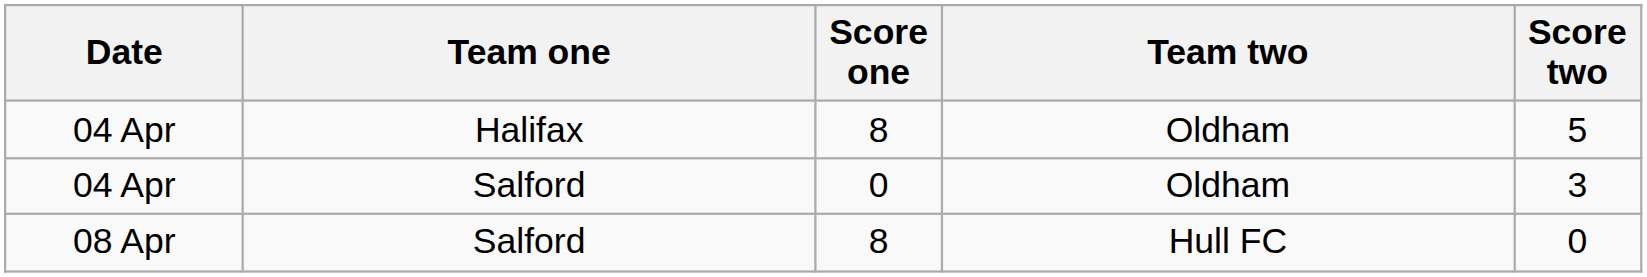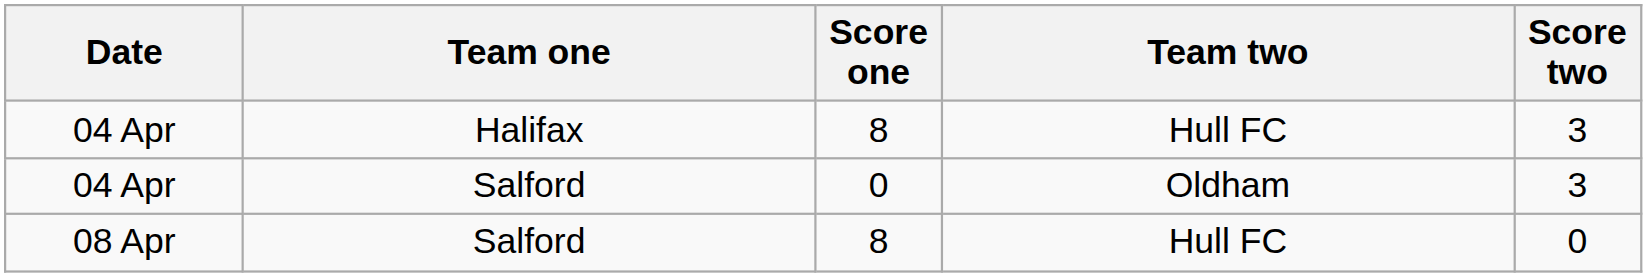(1228, 128) Oldham -> (1228, 128) Hull FC
(1577, 128) 5 -> (1577, 128) 3
